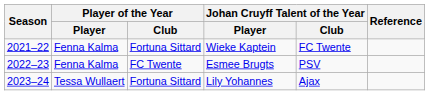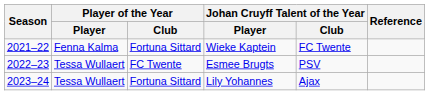(86, 64) Fenna Kalma -> (89, 64) Tessa Wullaert
